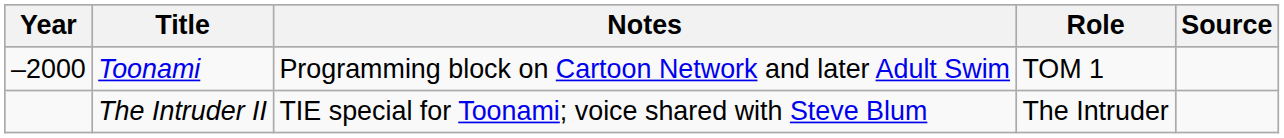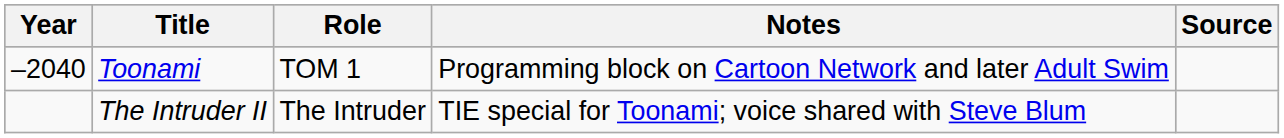columns swapped: (1096, 25) <-> (645, 25)
(48, 68) –2000 -> (48, 68) –2040
